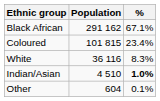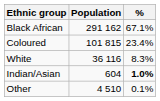(109, 74) 4 510 -> (113, 74) 604
(113, 89) 604 -> (109, 89) 4 510
